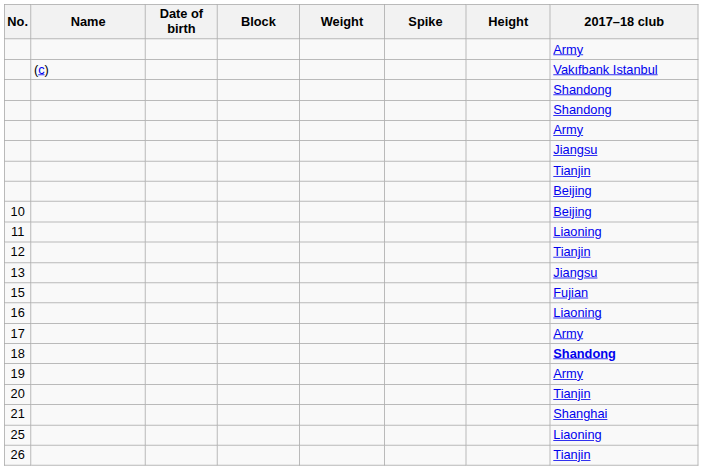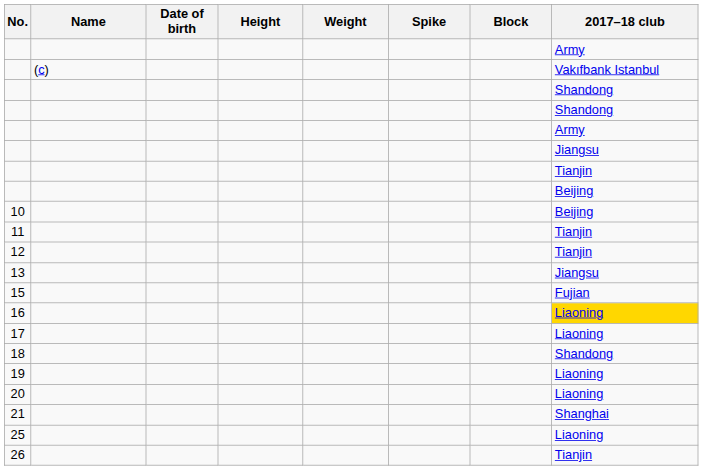columns swapped: (508, 21) <-> (258, 21)
(577, 232) Liaoning -> (573, 232) Tianjin
(577, 313) no background -> (579, 313) gold background
(568, 333) Army -> (579, 333) Liaoning
(585, 353) bold -> (584, 353) normal
(568, 374) Army -> (579, 374) Liaoning
(572, 394) Tianjin -> (579, 394) Liaoning
